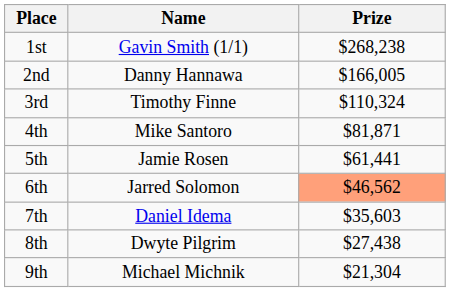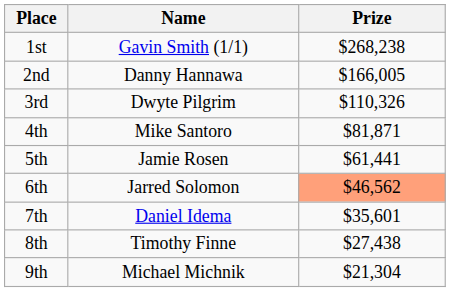(183, 103) Timothy Finne -> (183, 103) Dwyte Pilgrim
(372, 103) $110,324 -> (372, 103) $110,326
(372, 215) $35,603 -> (372, 215) $35,601
(183, 243) Dwyte Pilgrim -> (183, 243) Timothy Finne
